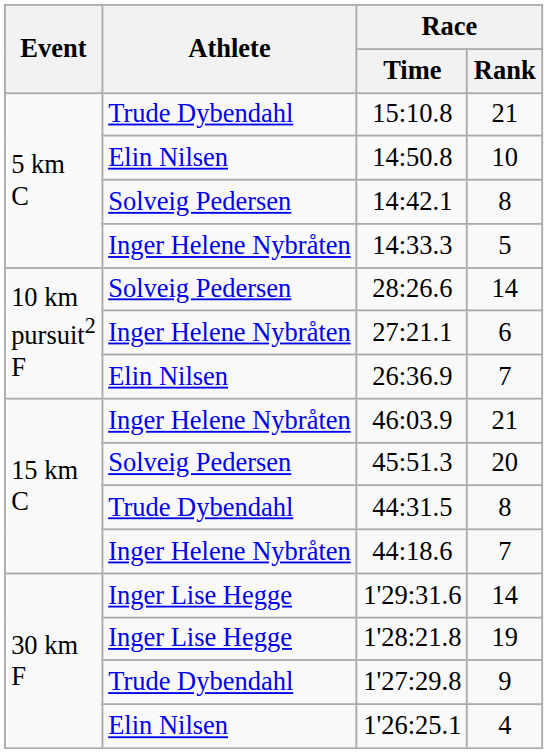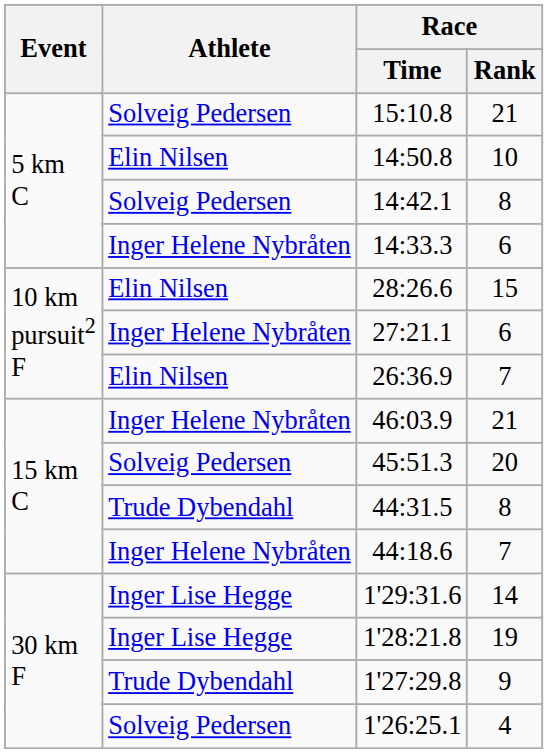(201, 114) Trude Dybendahl -> (200, 114) Solveig Pedersen
(505, 245) 5 -> (505, 245) 6
(200, 288) Solveig Pedersen -> (168, 288) Elin Nilsen
(505, 288) 14 -> (505, 288) 15
(168, 725) Elin Nilsen -> (200, 725) Solveig Pedersen
